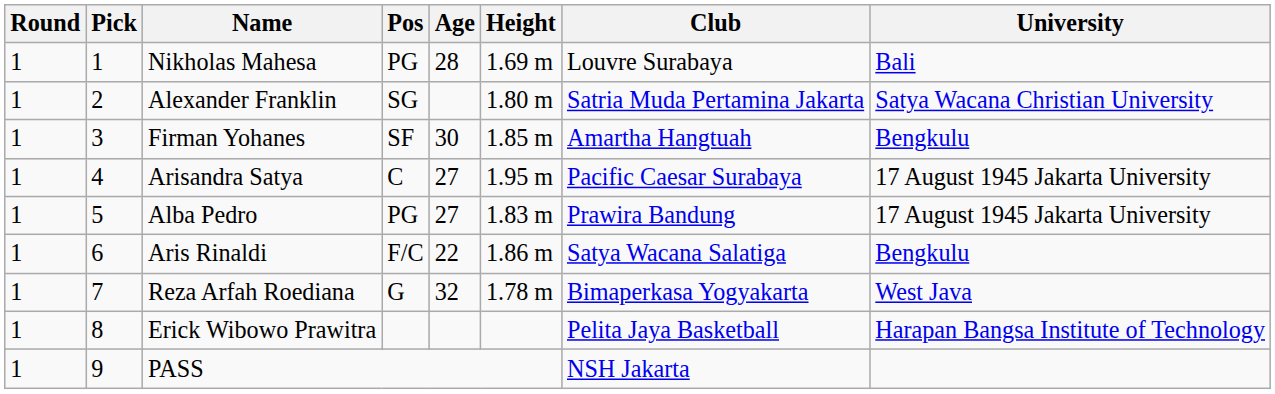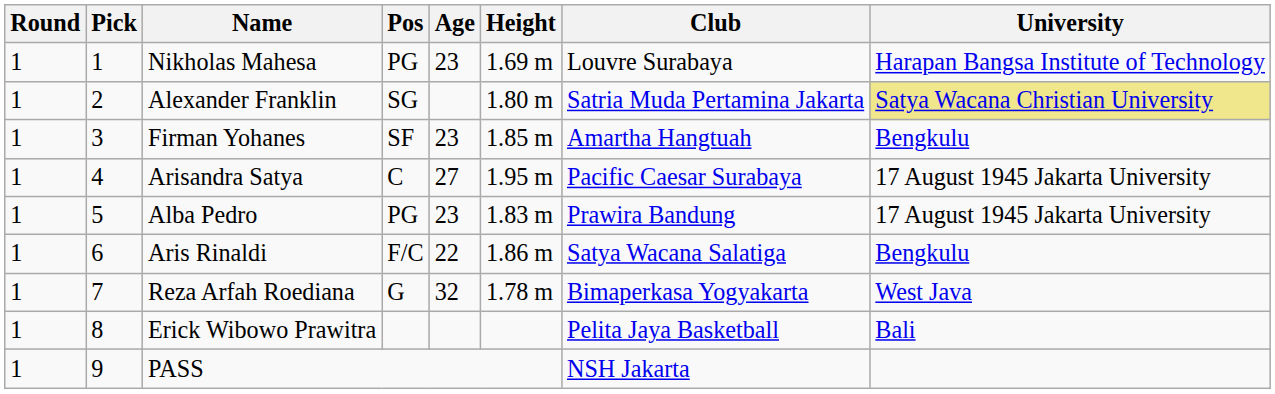(447, 61) 28 -> (447, 61) 23
(895, 61) Bali -> (1070, 61) Harapan Bangsa Institute of Technology
(1044, 100) no background -> (1044, 100) khaki background
(447, 138) 30 -> (447, 138) 23
(447, 215) 27 -> (447, 215) 23
(1070, 330) Harapan Bangsa Institute of Technology -> (895, 330) Bali
